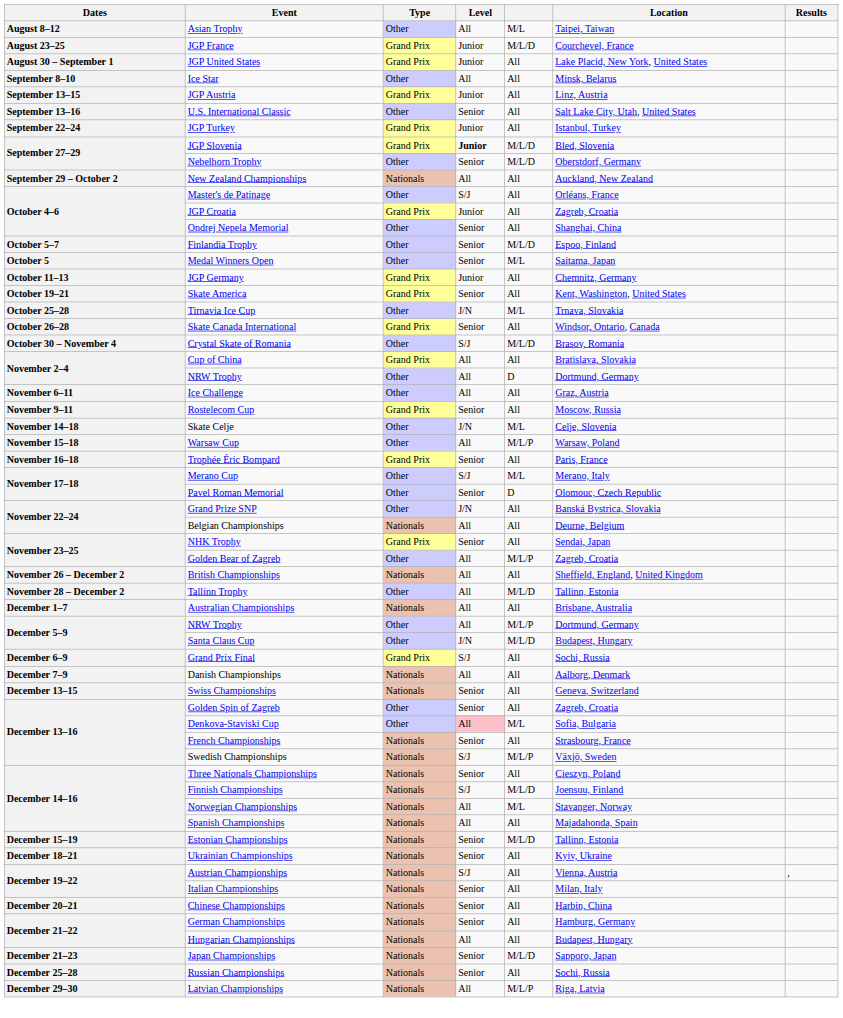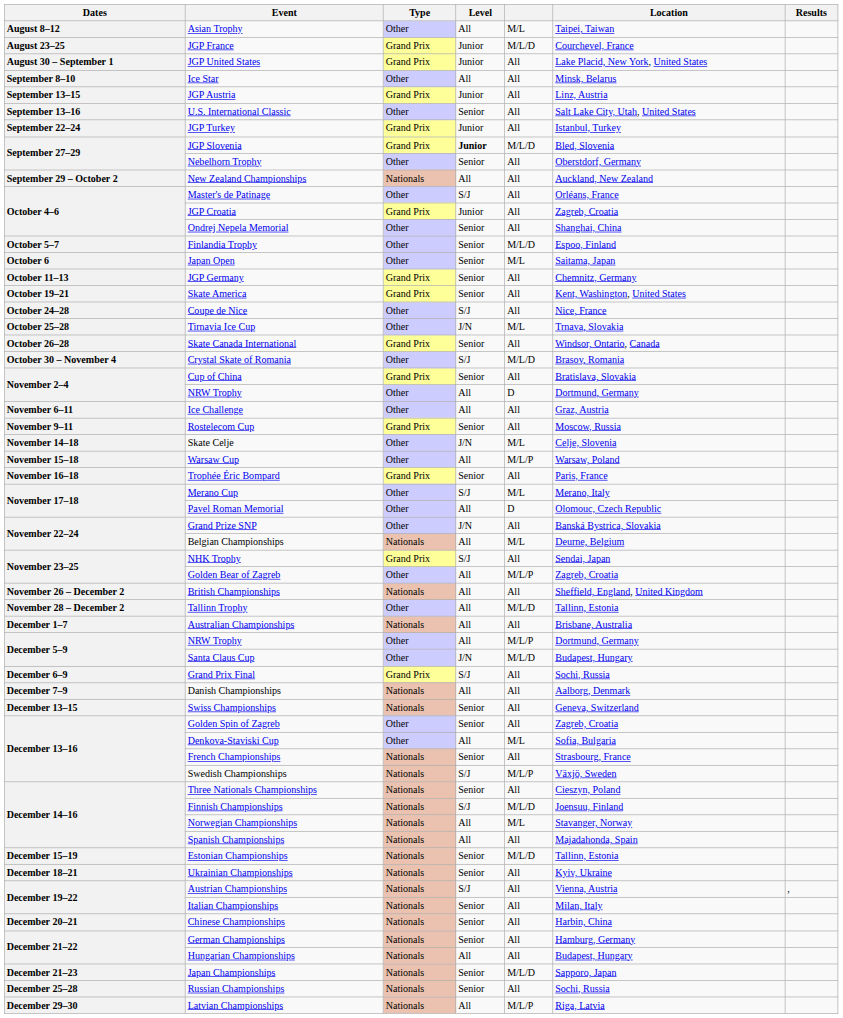(521, 161) M/L/D -> (514, 161) All
- row: (28, 261)
+ row: (28, 261)
(471, 277) Junior -> (471, 277) Senior
+ row: (38, 310)
(465, 360) All -> (471, 376) Senior
(471, 492) Senior -> (465, 509) All
(514, 525) All -> (516, 542) M/L
(471, 542) Senior -> (464, 558) S/J
(465, 724) pink background -> (465, 740) no background
